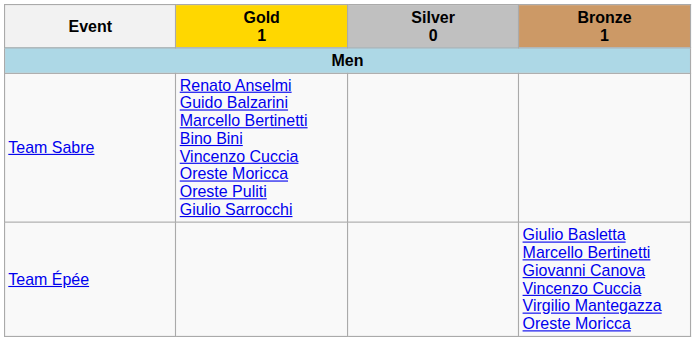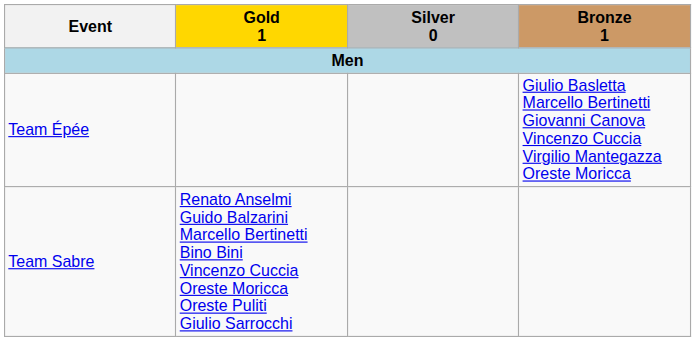rows swapped: (49, 280) <-> (51, 148)
